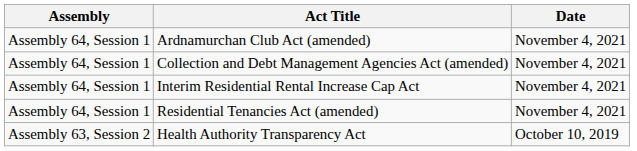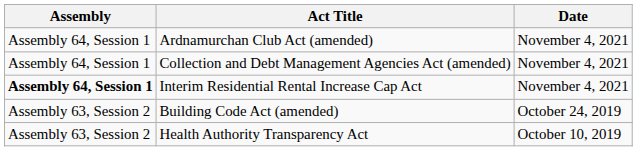(79, 87) normal -> (80, 87) bold
- row: (268, 110)
+ row: (249, 110)
